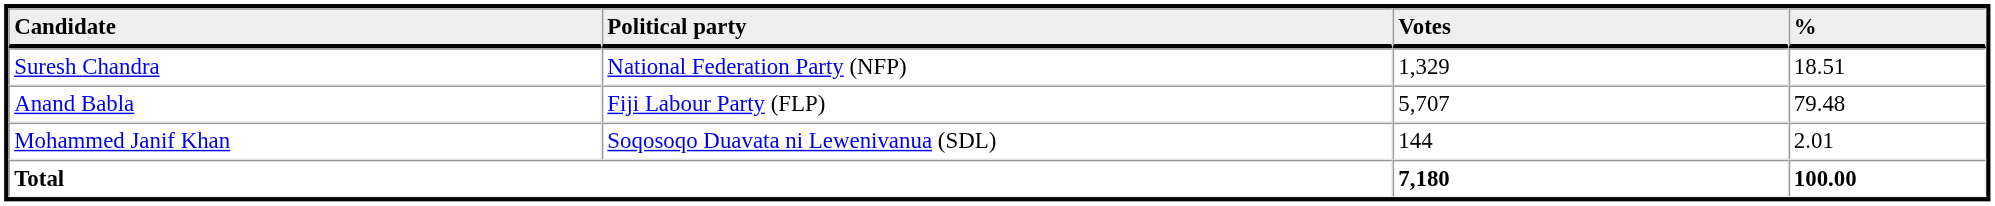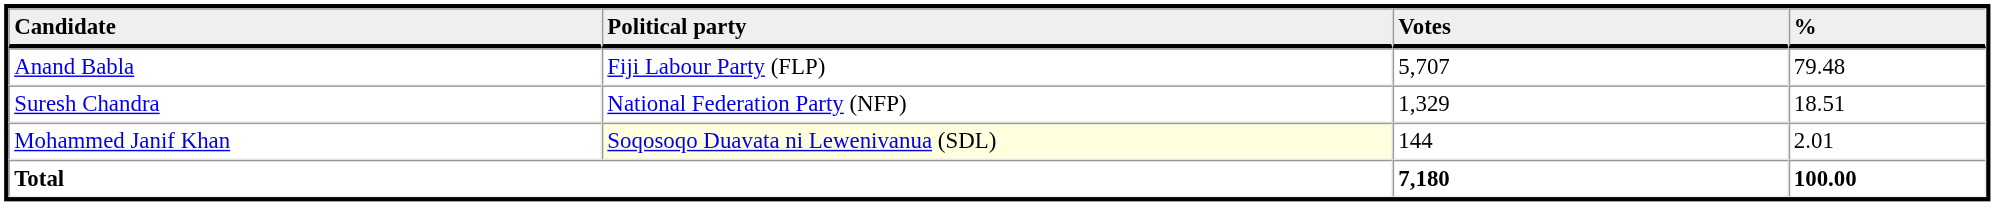rows swapped: (74, 103) <-> (87, 66)
(802, 141) no background -> (802, 141) lightyellow background
